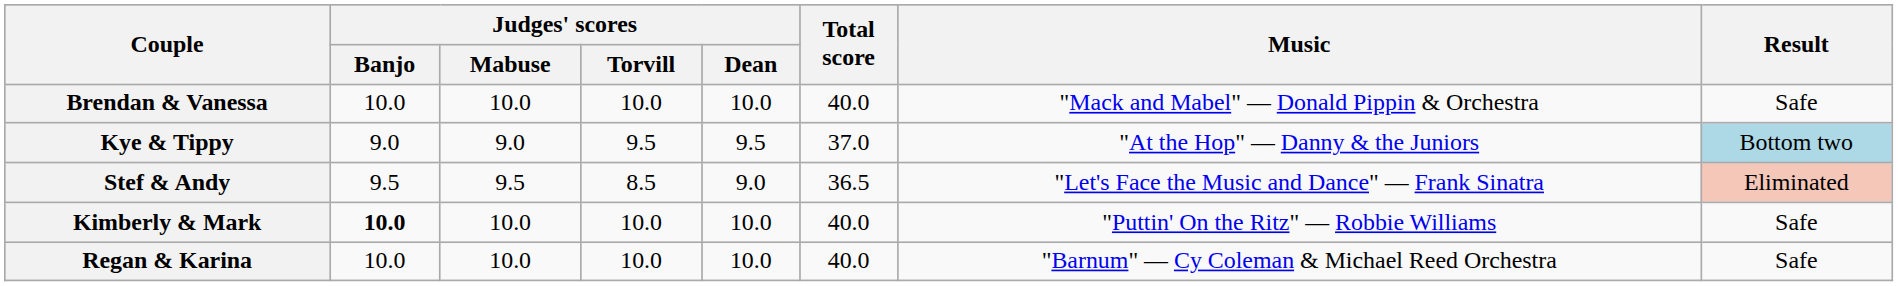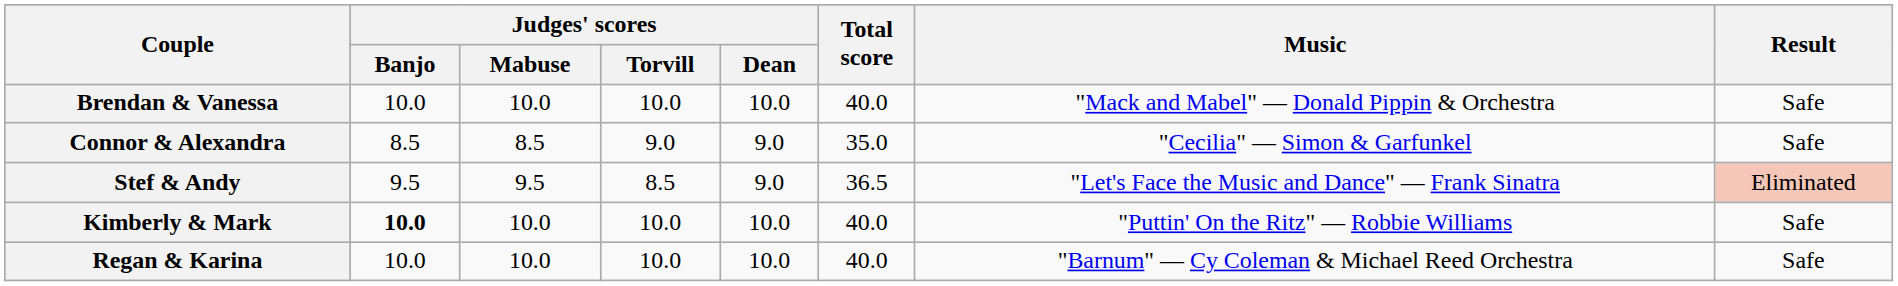- row: (167, 142)
+ row: (177, 142)
